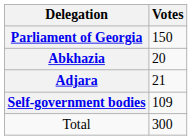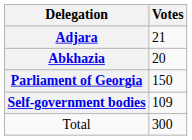rows swapped: (77, 37) <-> (77, 80)
